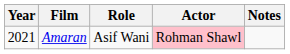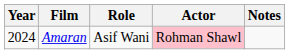(22, 37) 2021 -> (22, 37) 2024
